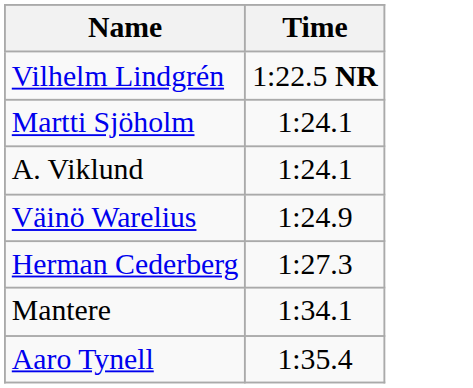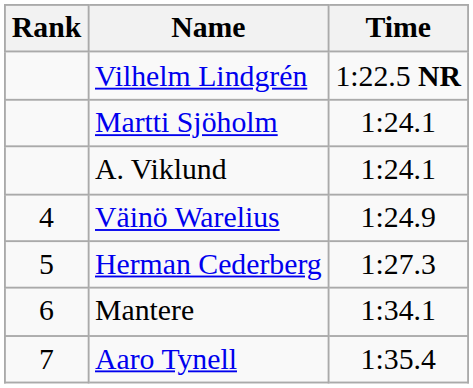+ column: (47, 28)
